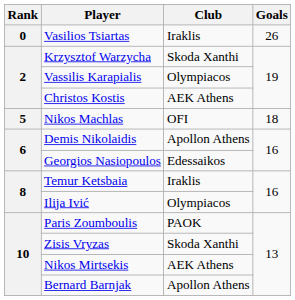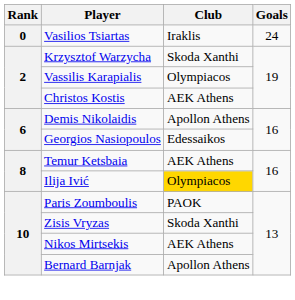(272, 35) 26 -> (272, 35) 24
- row: (84, 118)
(184, 181) Iraklis -> (200, 160) AEK Athens
(199, 202) no background -> (199, 181) gold background
